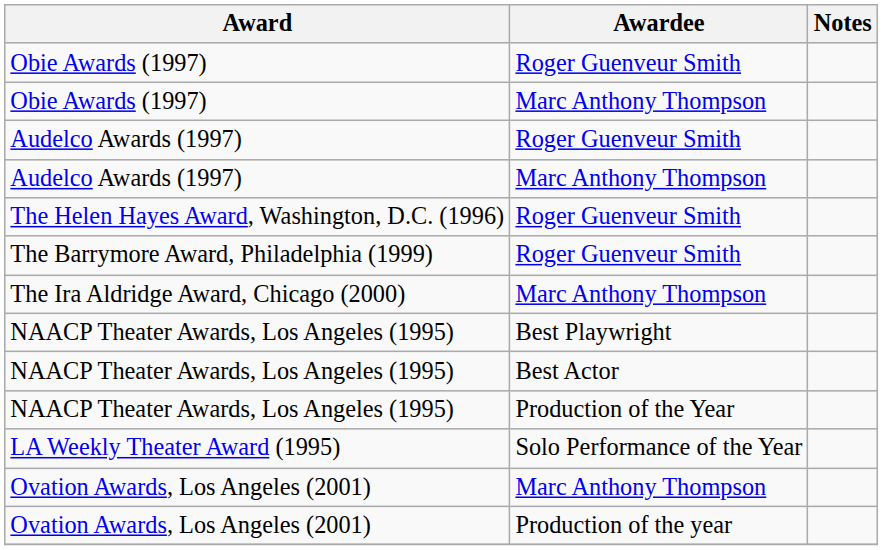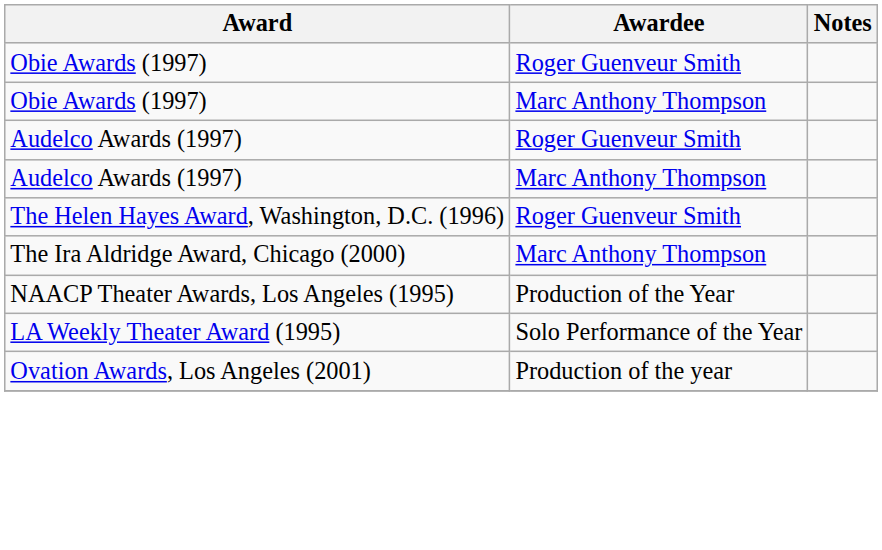- row: (222, 255)
- row: (232, 332)
- row: (232, 370)
- row: (191, 486)
